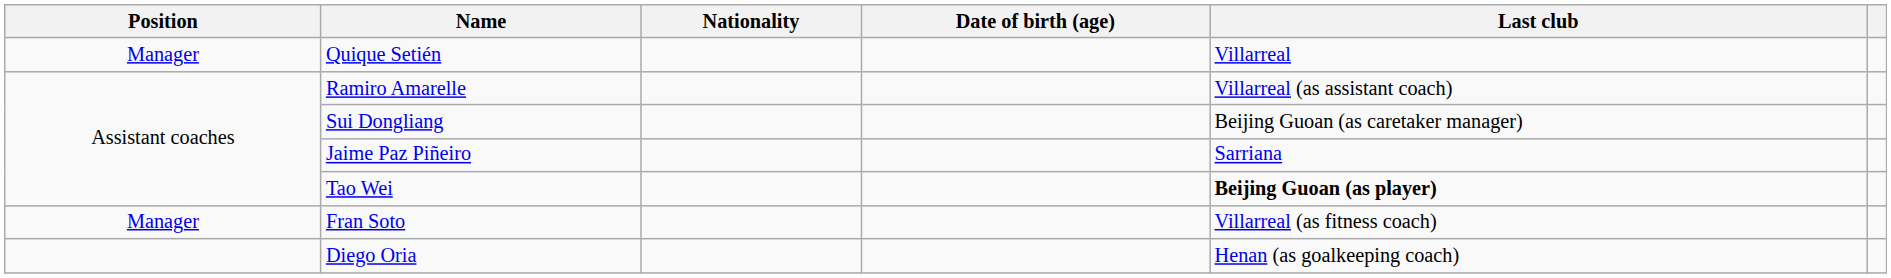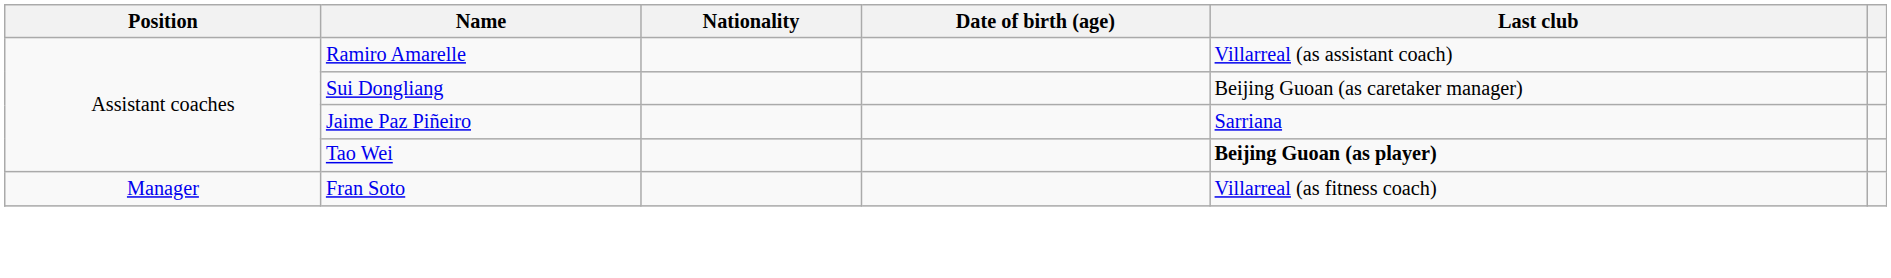- row: (384, 54)
- row: (371, 254)
